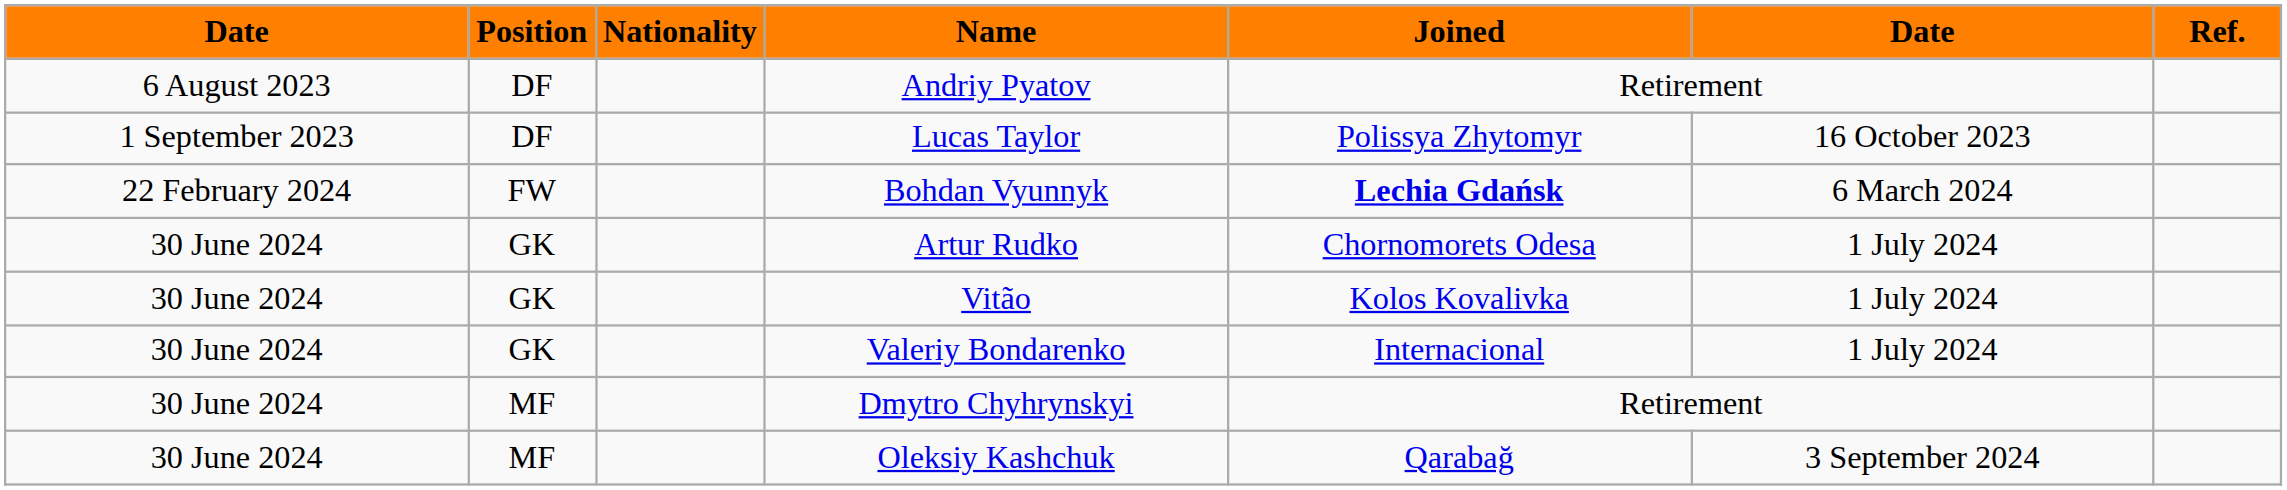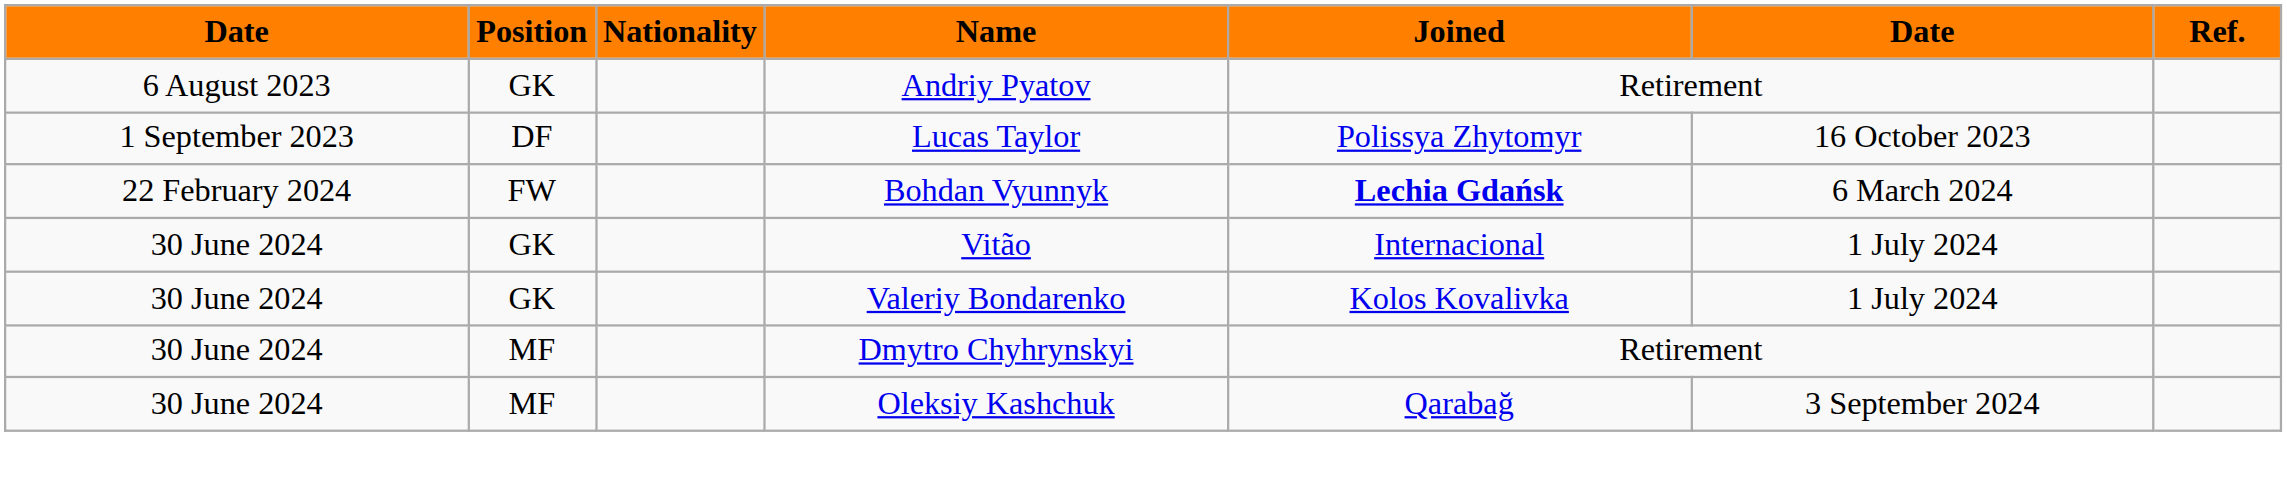(532, 84) DF -> (532, 84) GK
- row: (996, 244)
(1459, 297) Kolos Kovalivka -> (1459, 244) Internacional
(1459, 350) Internacional -> (1459, 297) Kolos Kovalivka
